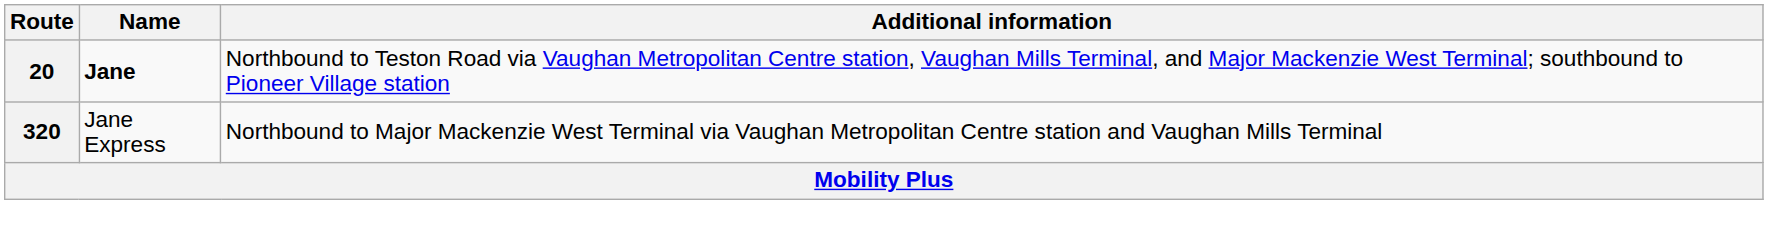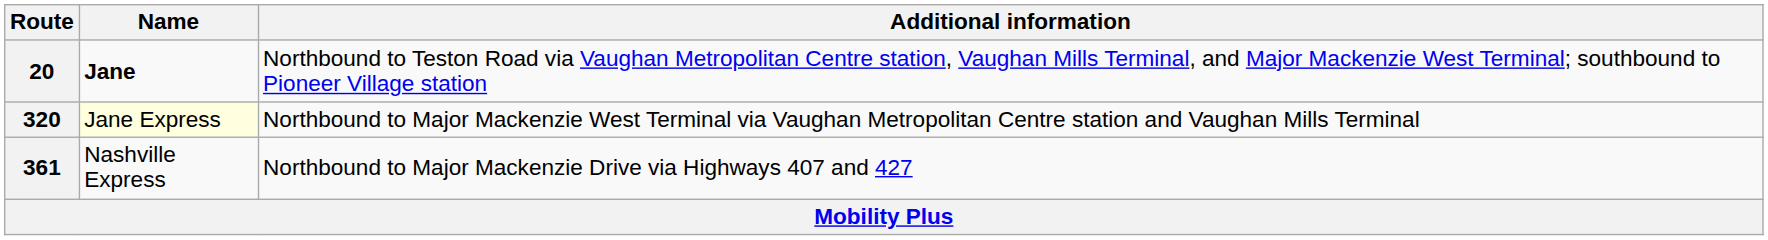(125, 132) no background -> (153, 119) lightyellow background
+ row: (42, 167)
